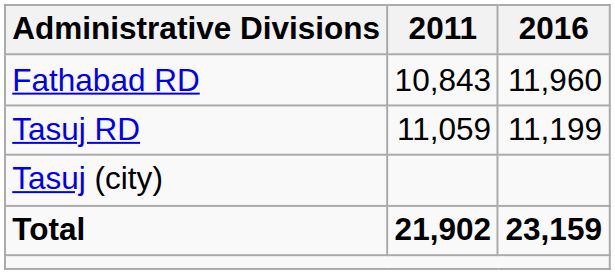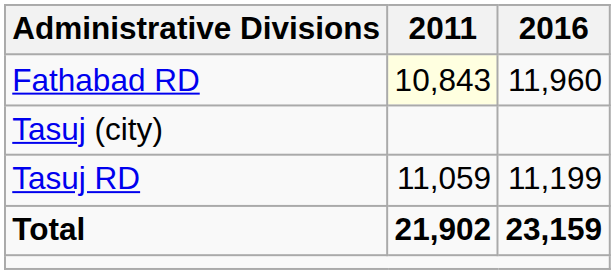(443, 79) no background -> (443, 79) lightyellow background
rows swapped: (76, 129) <-> (88, 179)
